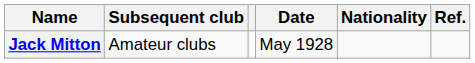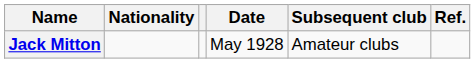columns swapped: (384, 17) <-> (176, 17)
